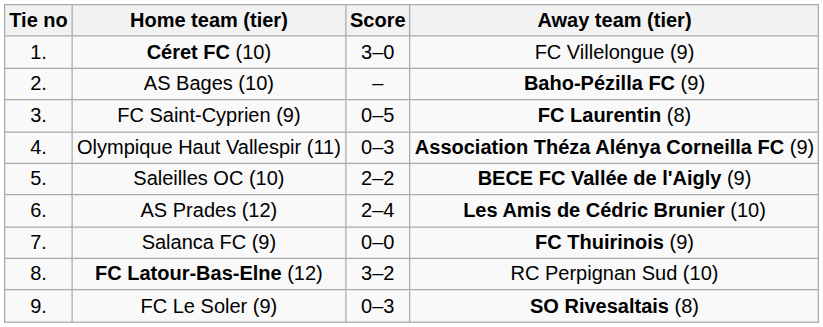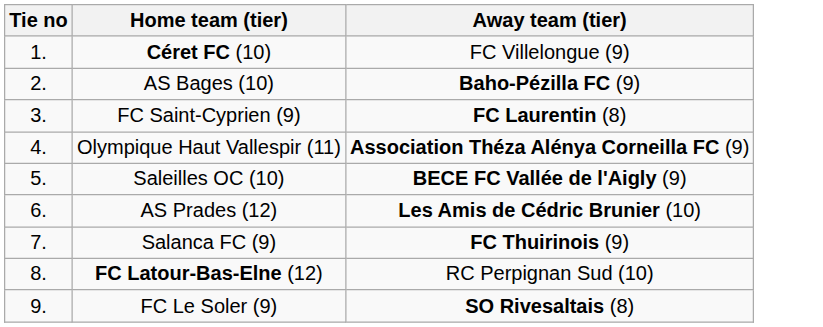- column: (378, 20)
